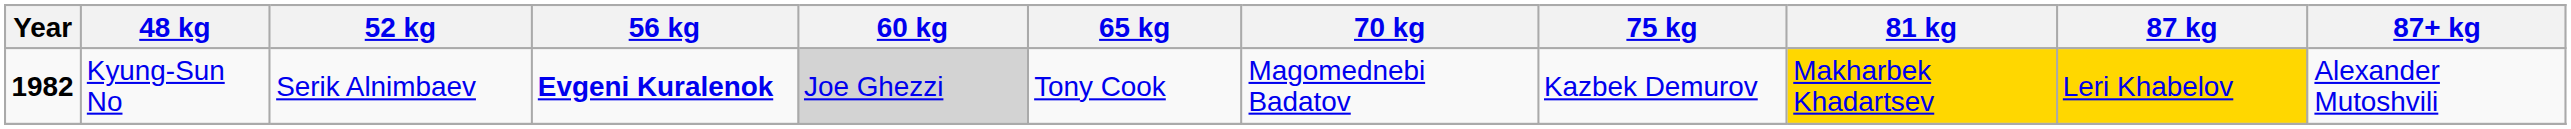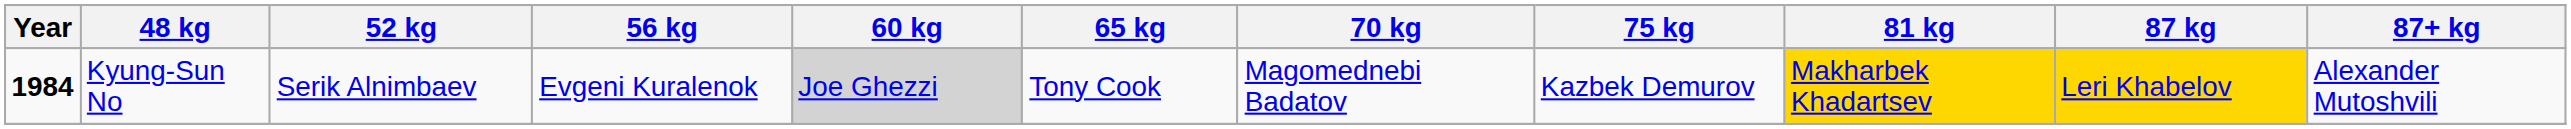(43, 86) 1982 -> (43, 86) 1984
(656, 86) bold -> (648, 86) normal
